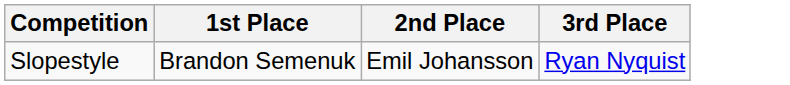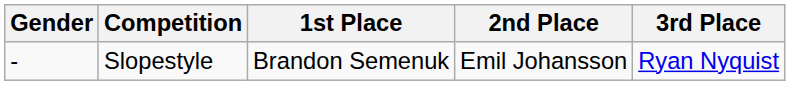+ column: (52, 23)
